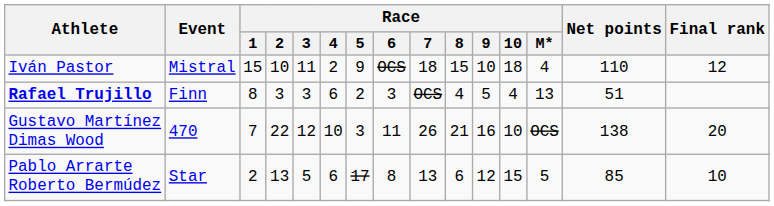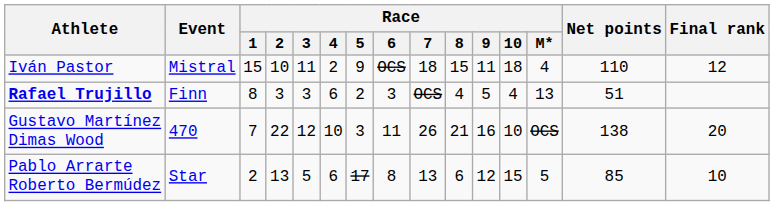(486, 68) 10 -> (486, 68) 11
